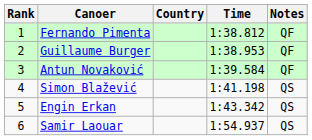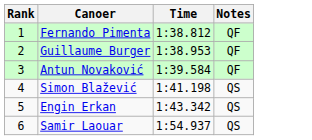- column: (180, 14)
